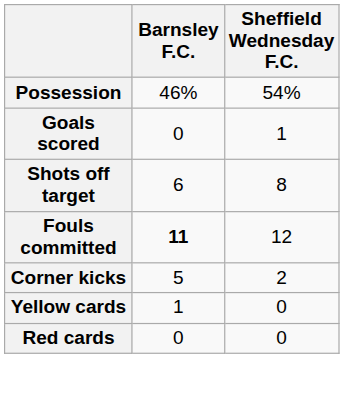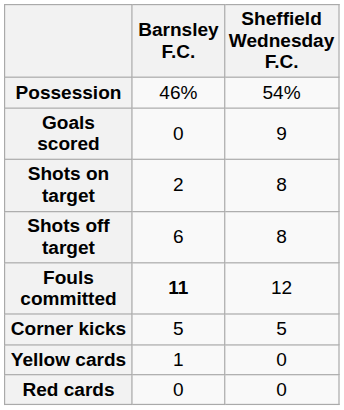(282, 133) 1 -> (282, 133) 9
+ row: (68, 185)
(282, 277) 2 -> (282, 329) 5
